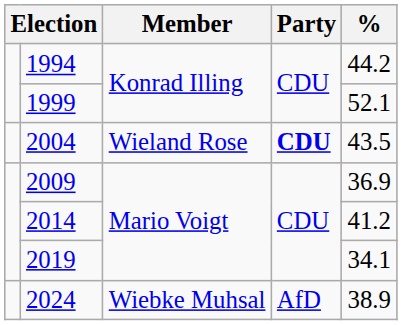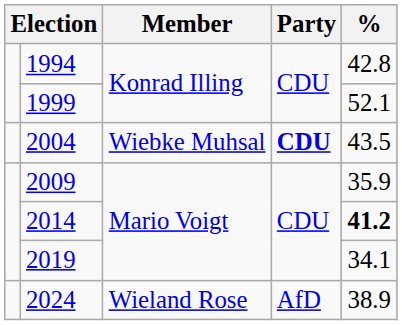(369, 63) 44.2 -> (369, 63) 42.8
(178, 142) Wieland Rose -> (187, 142) Wiebke Muhsal
(369, 181) 36.9 -> (369, 181) 35.9
(369, 220) normal -> (369, 220) bold
(187, 299) Wiebke Muhsal -> (178, 299) Wieland Rose
